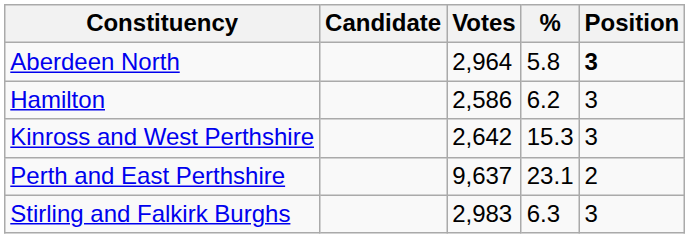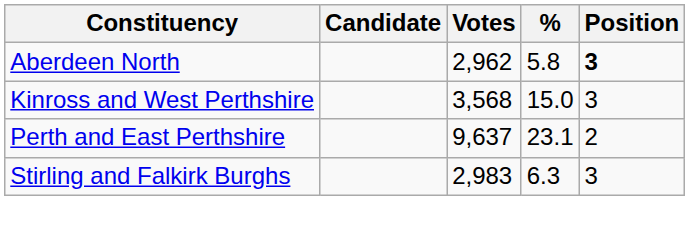(482, 61) 2,964 -> (482, 61) 2,962
- row: (58, 99)
(482, 137) 2,642 -> (482, 99) 3,568
(550, 137) 15.3 -> (550, 99) 15.0
